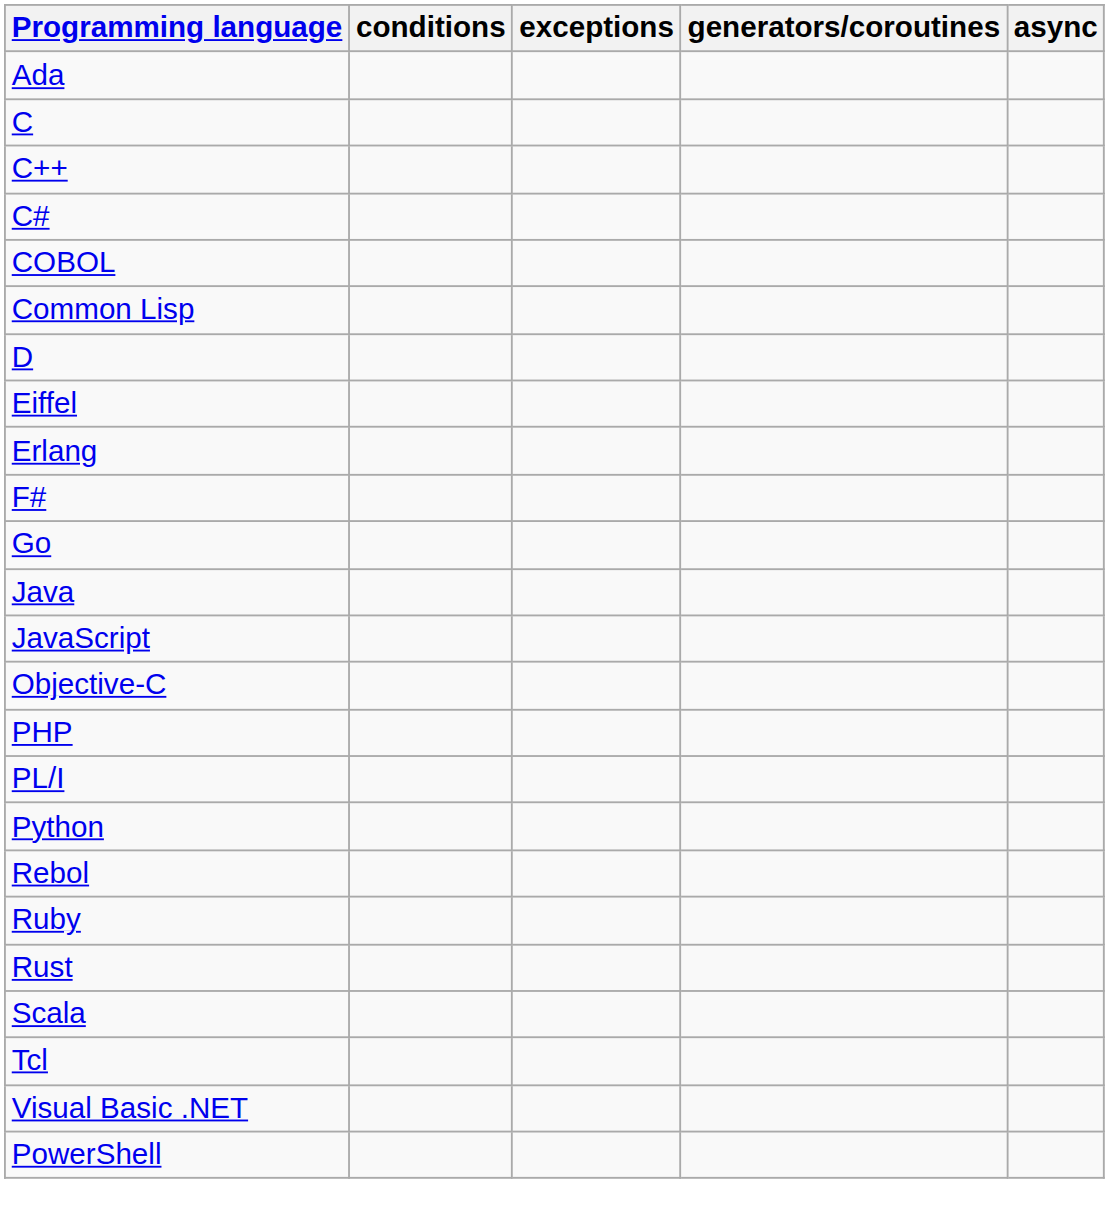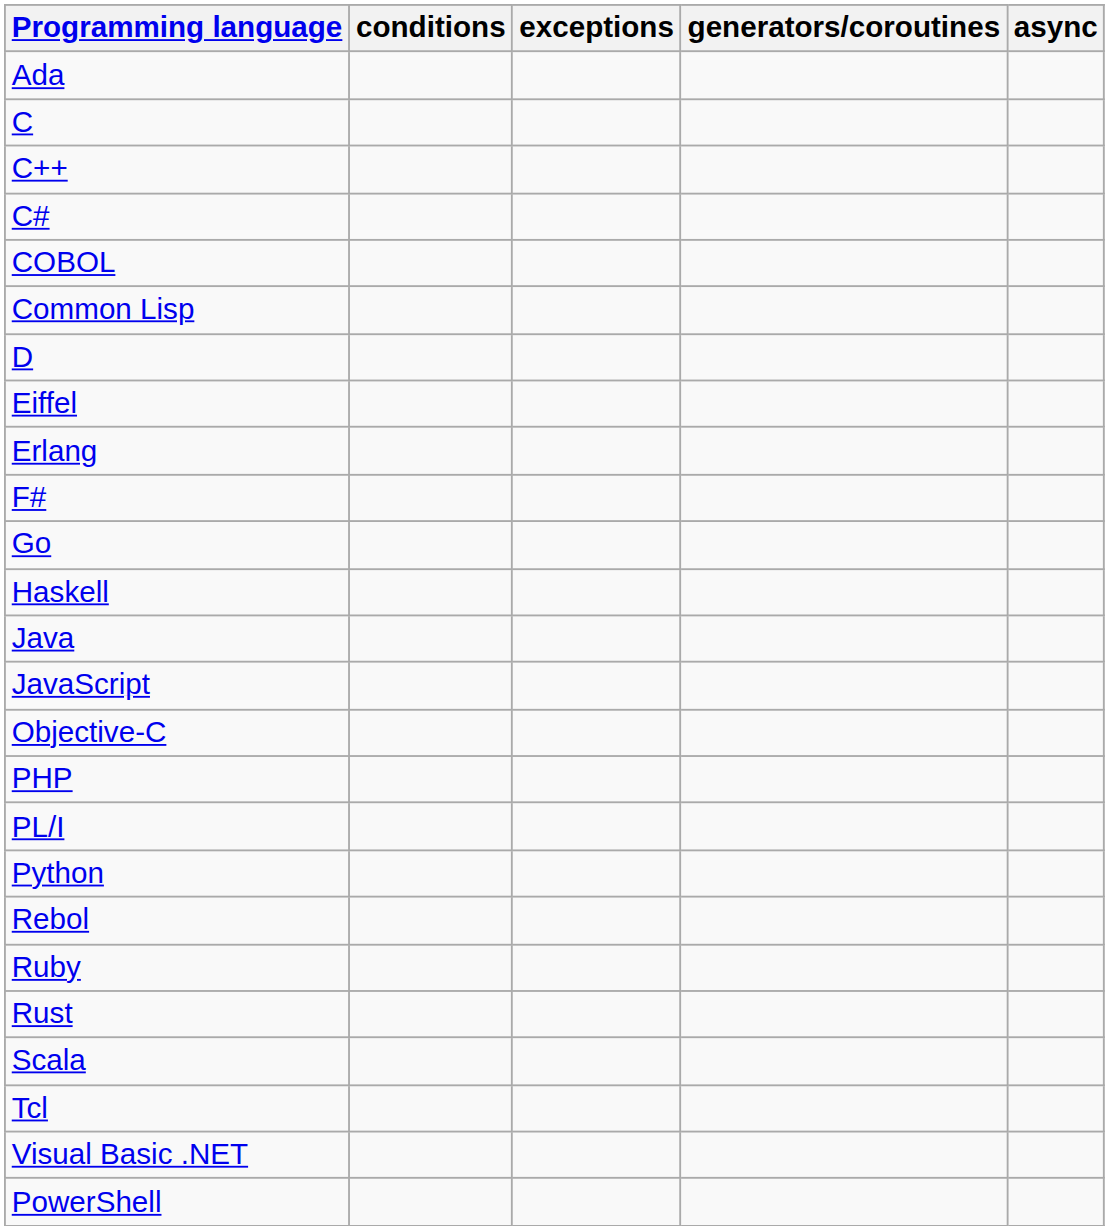+ row: (60, 591)
